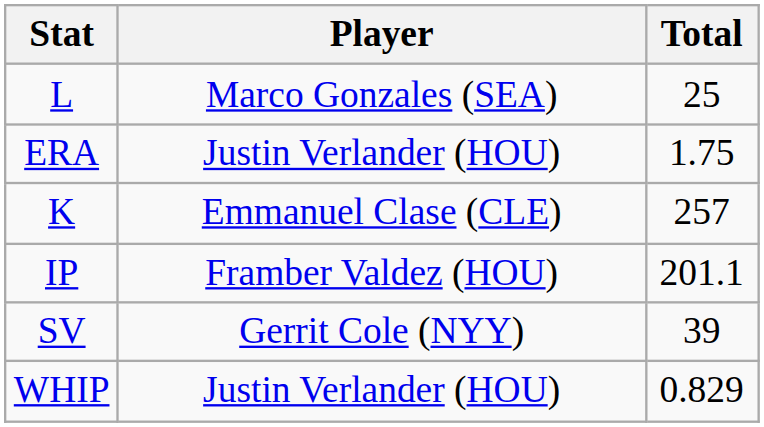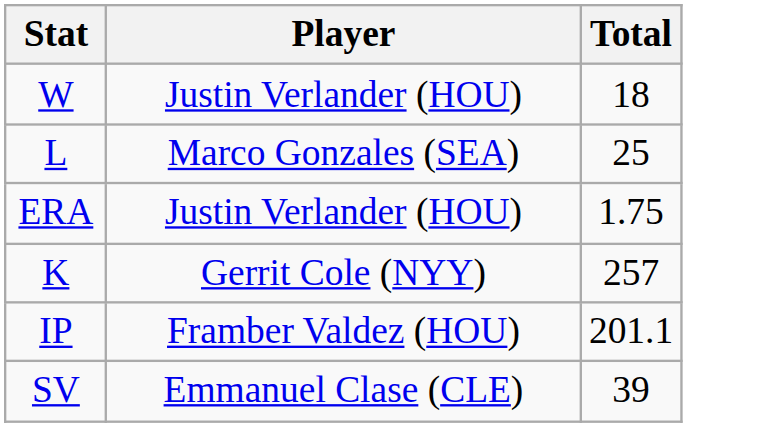+ row: (56, 93)
(382, 212) Emmanuel Clase (CLE) -> (343, 271) Gerrit Cole (NYY)
(382, 331) Gerrit Cole (NYY) -> (343, 390) Emmanuel Clase (CLE)
- row: (62, 390)
